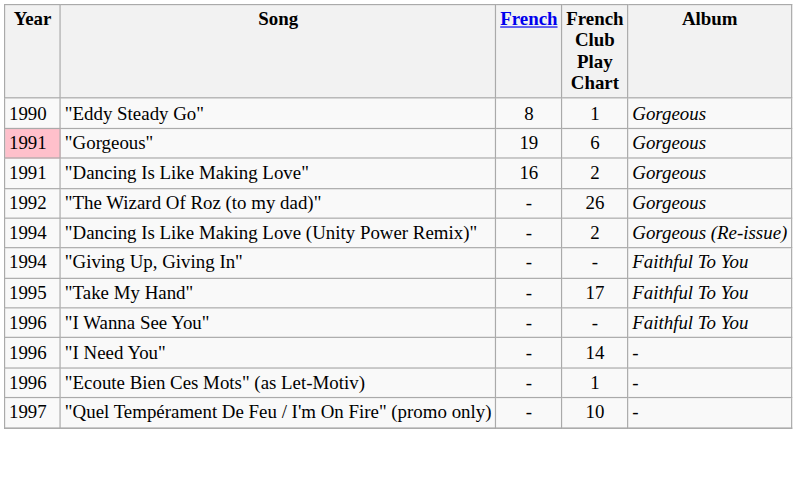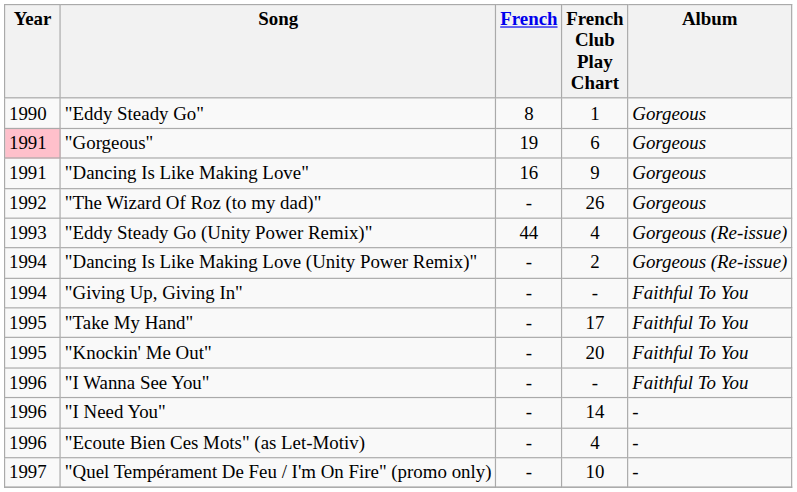(595, 173) 2 -> (595, 173) 9
+ row: (219, 232)
+ row: (138, 352)
(595, 382) 1 -> (595, 442) 4
